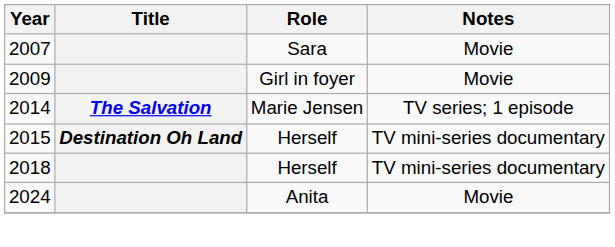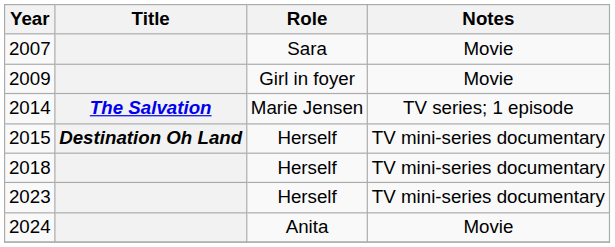+ row: (30, 197)
